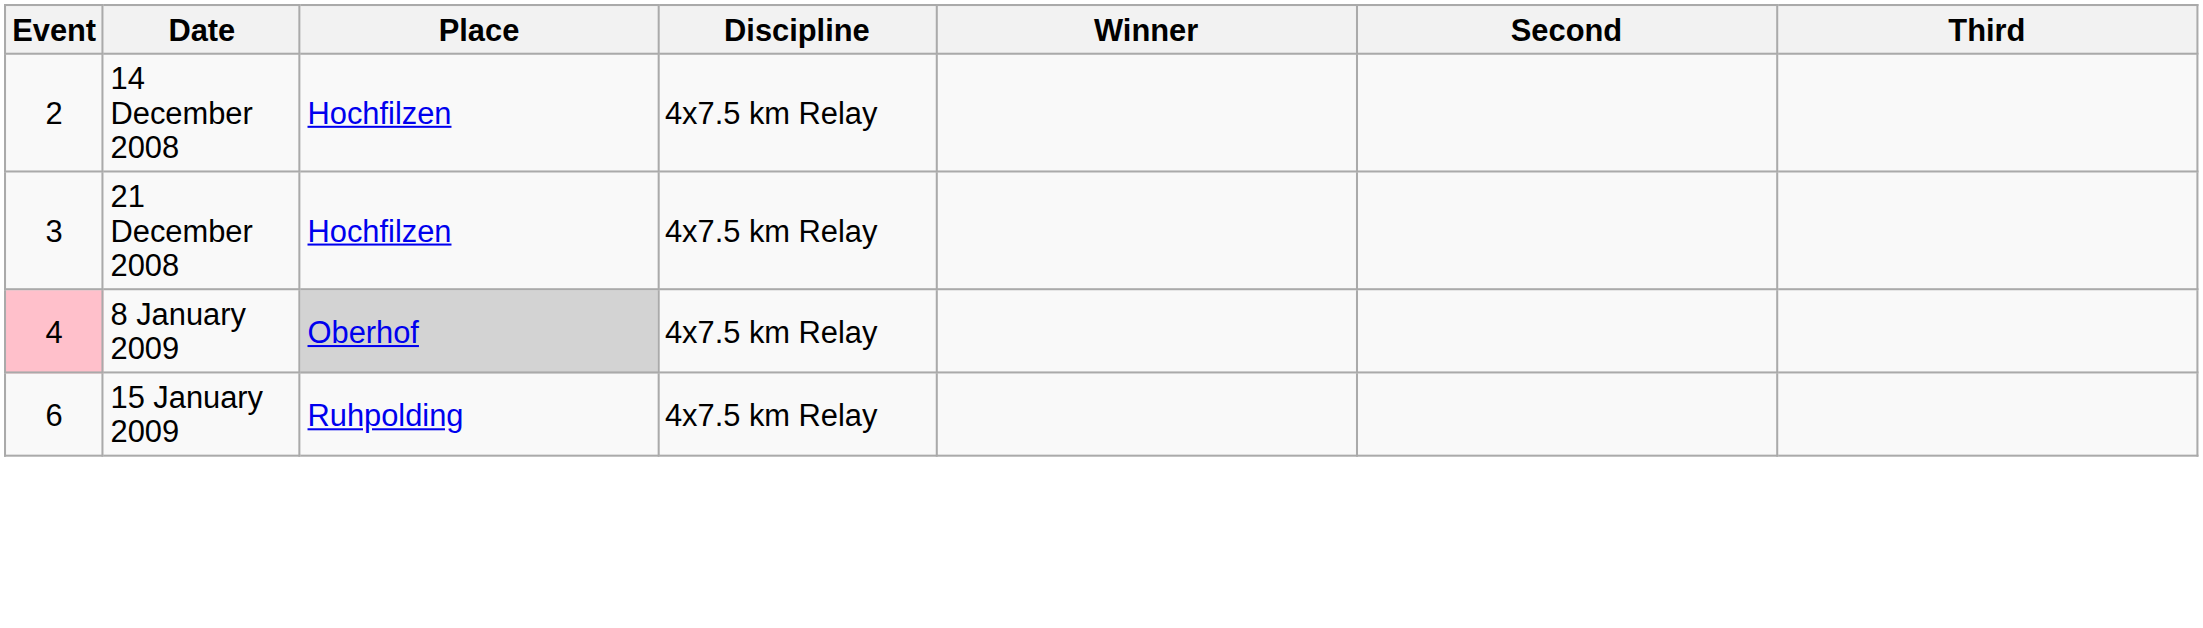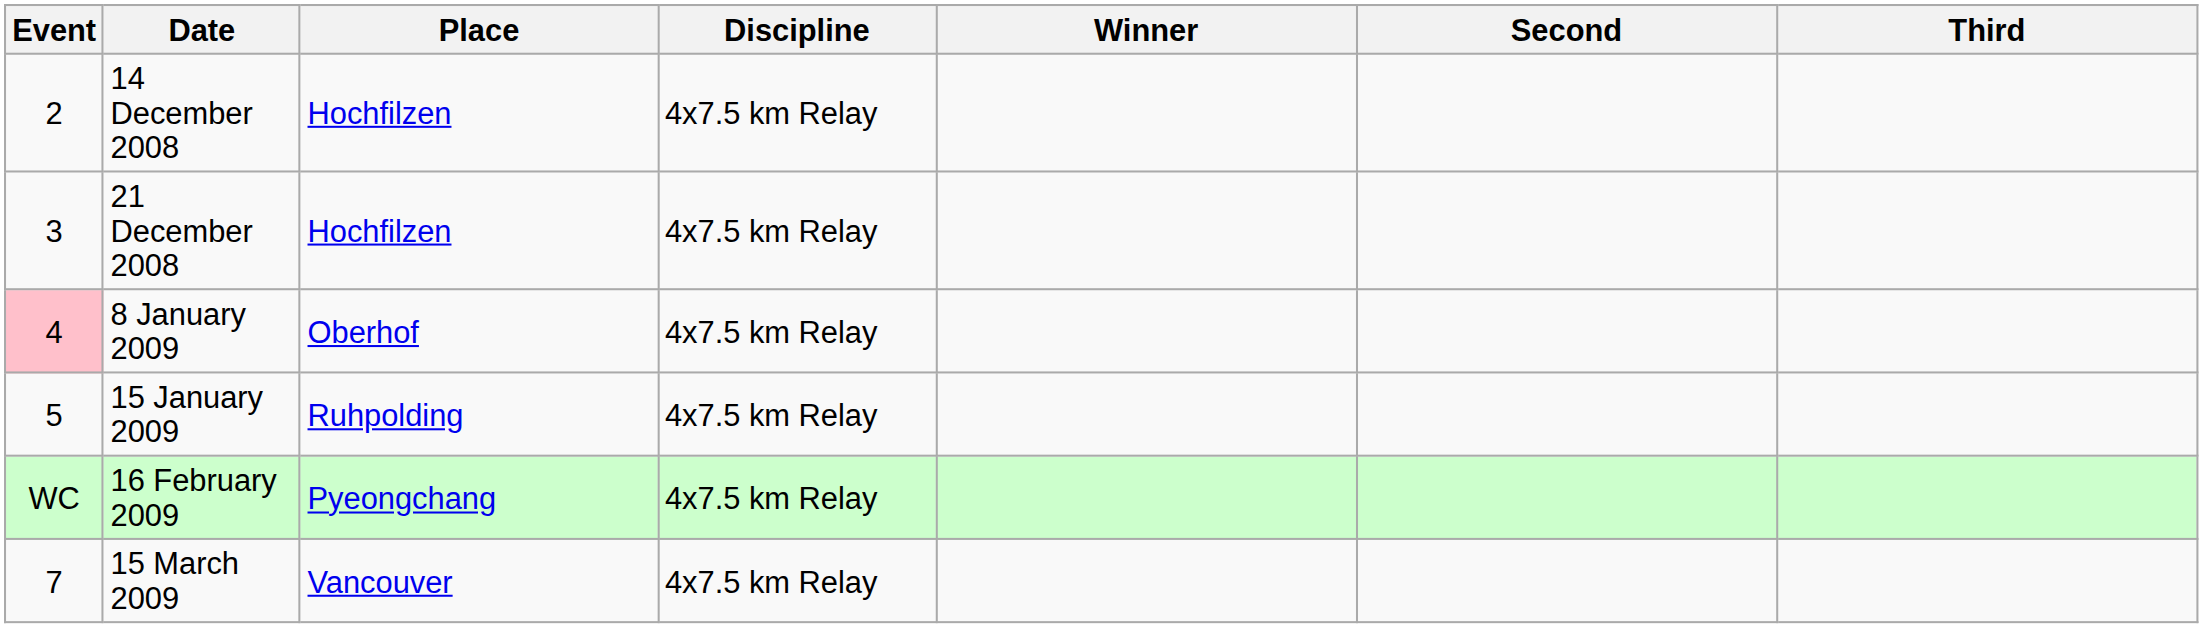(363, 331) lightgrey background -> (363, 331) no background
(54, 415) 6 -> (54, 415) 5
+ row: (194, 498)
+ row: (175, 582)
